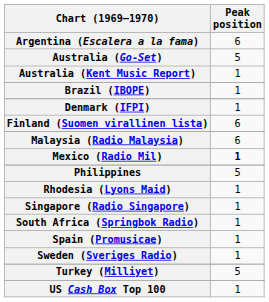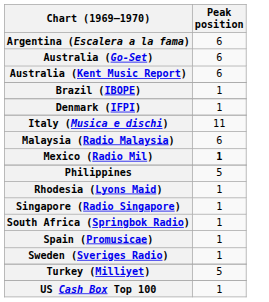(238, 57) 5 -> (219, 57) 6
(238, 74) 1 -> (219, 74) 6
- row: (108, 124)
+ row: (98, 124)
